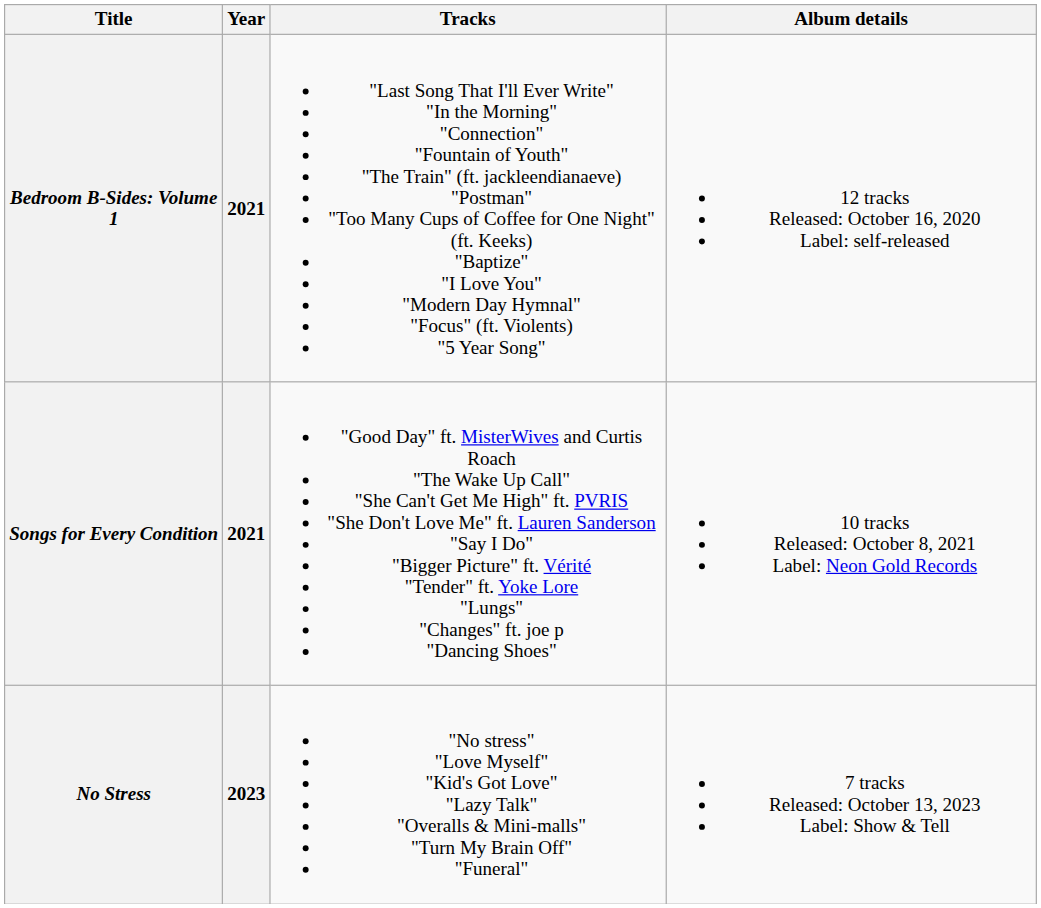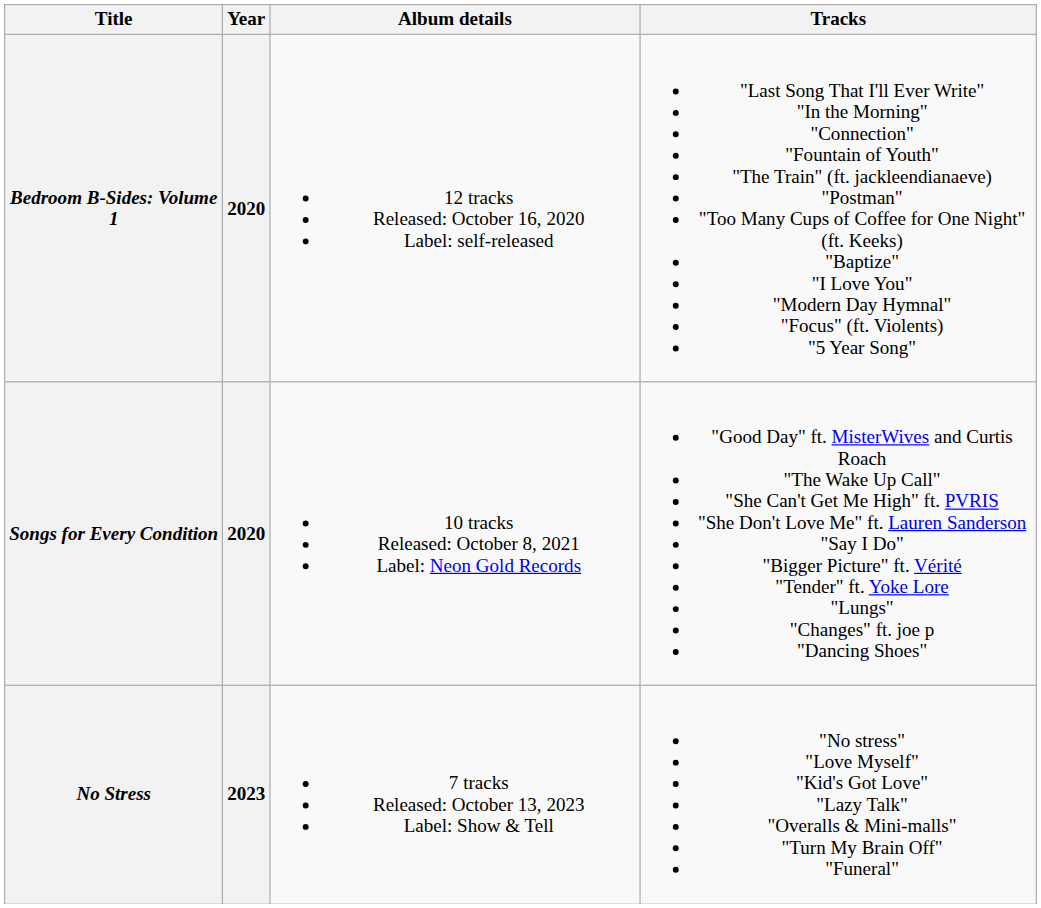columns swapped: (851, 19) <-> (468, 19)
(246, 208) 2021 -> (246, 208) 2020
(246, 533) 2021 -> (246, 533) 2020
